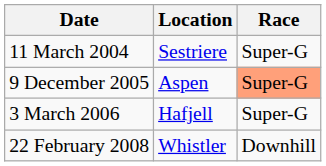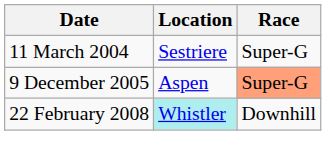- row: (64, 113)
(192, 144) no background -> (192, 113) paleturquoise background
